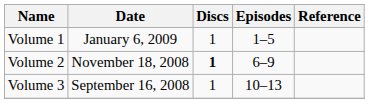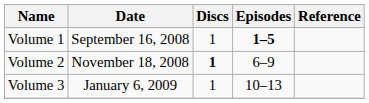(130, 39) January 6, 2009 -> (130, 39) September 16, 2008
(263, 39) normal -> (263, 39) bold
(130, 86) September 16, 2008 -> (130, 86) January 6, 2009
